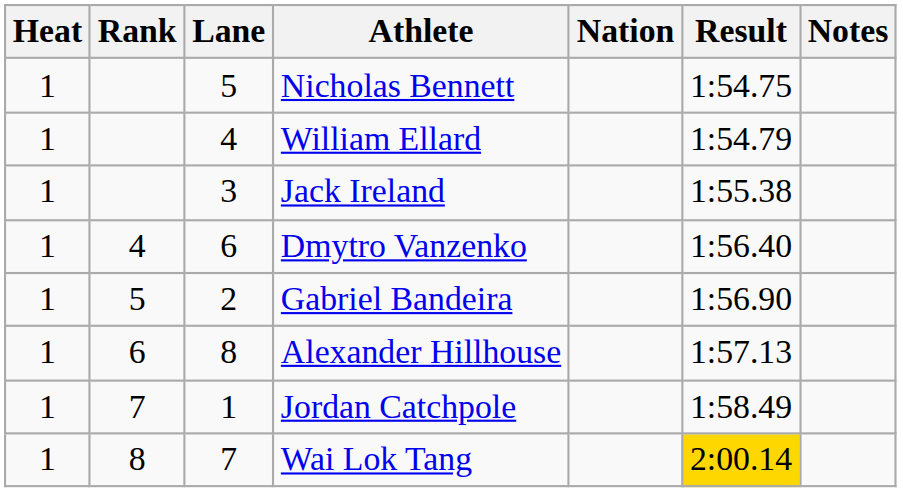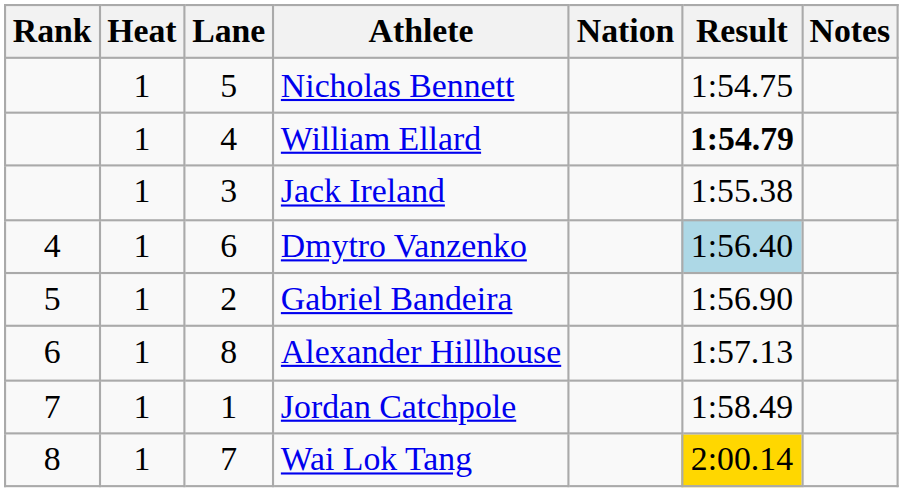columns swapped: (137, 31) <-> (48, 31)
(741, 138) normal -> (742, 138) bold
(741, 245) no background -> (742, 245) lightblue background
